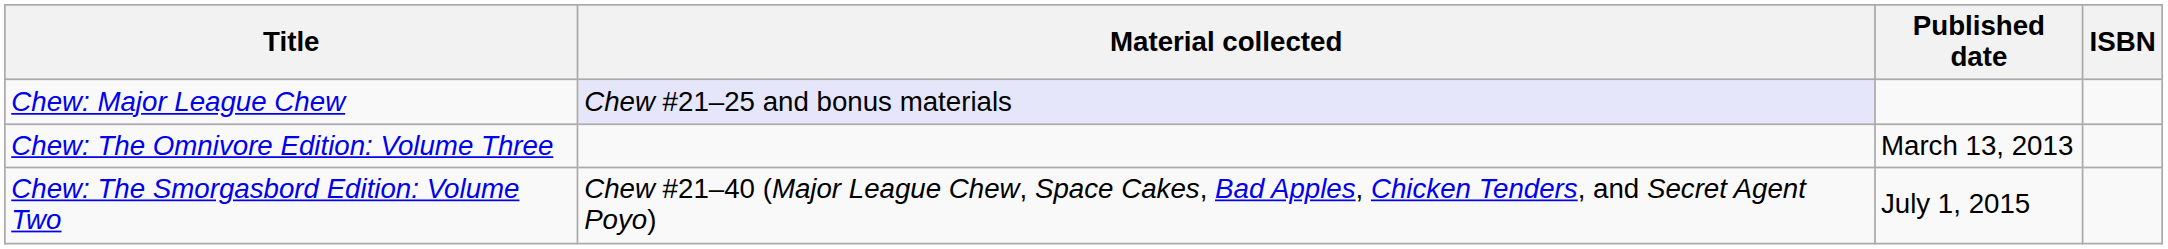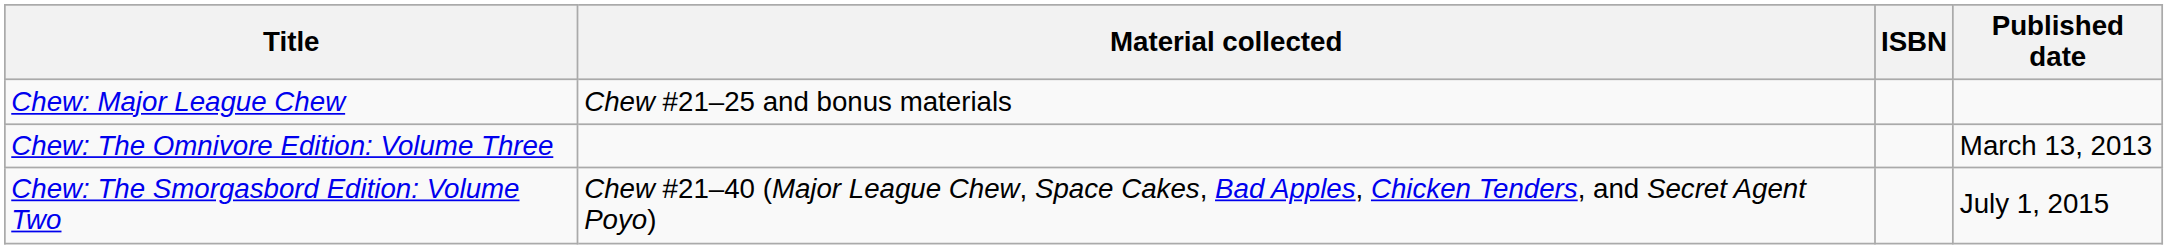columns swapped: (1979, 42) <-> (2123, 42)
(798, 101) lavender background -> (798, 101) no background
